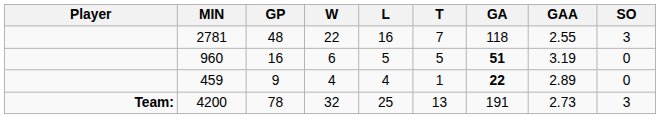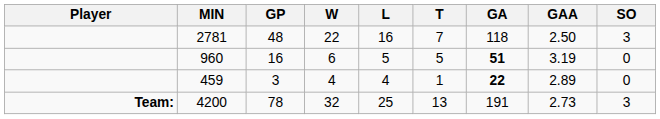(563, 37) 2.55 -> (563, 37) 2.50
(276, 80) 9 -> (276, 80) 3
